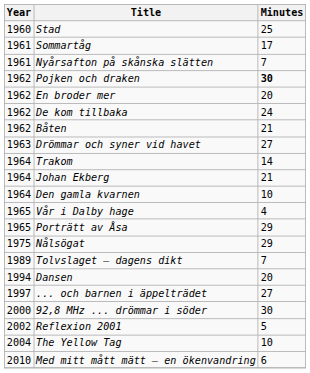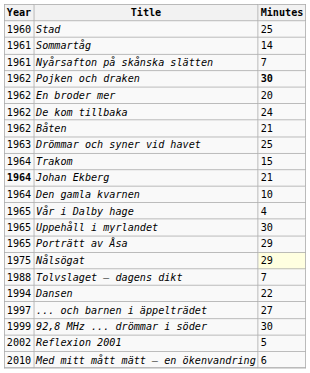(267, 46) 17 -> (267, 46) 14
(267, 145) 27 -> (267, 145) 25
(267, 161) 14 -> (267, 161) 15
(19, 178) normal -> (19, 178) bold
+ row: (97, 227)
(267, 244) no background -> (267, 261) lightyellow background
(19, 261) 1989 -> (19, 277) 1988
(267, 277) 20 -> (267, 294) 22
(19, 310) 2000 -> (19, 327) 1999
- row: (79, 343)
